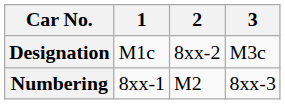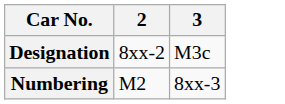- column: (142, 20)
